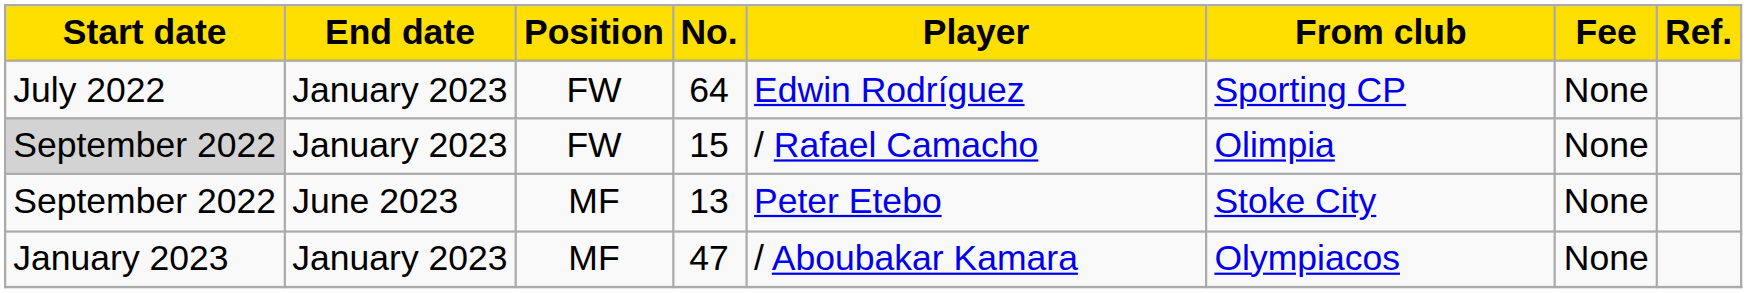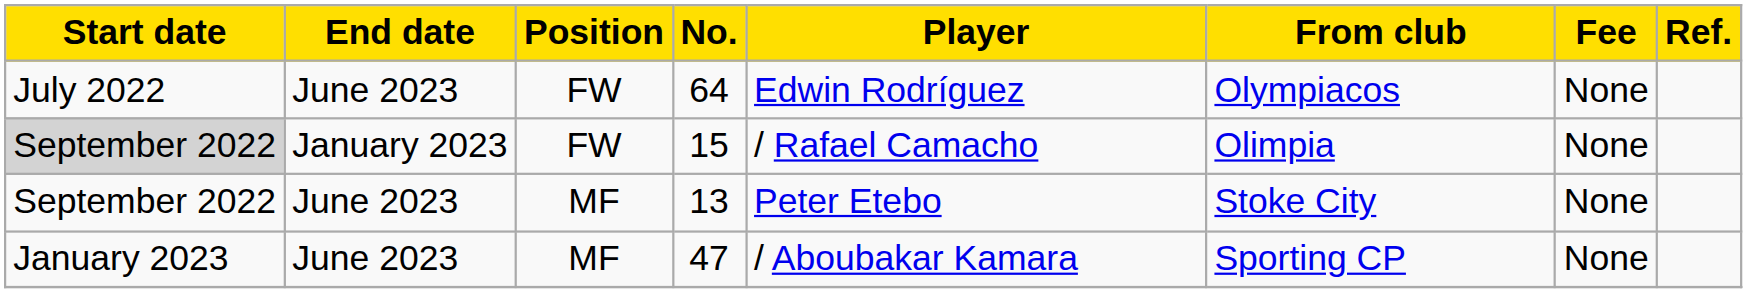(400, 88) January 2023 -> (375, 88) June 2023
(1310, 88) Sporting CP -> (1307, 88) Olympiacos
(400, 257) January 2023 -> (375, 257) June 2023
(1307, 257) Olympiacos -> (1310, 257) Sporting CP
